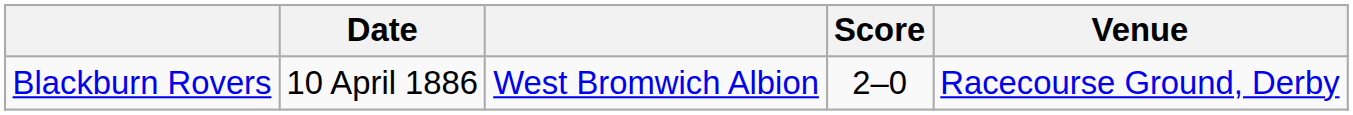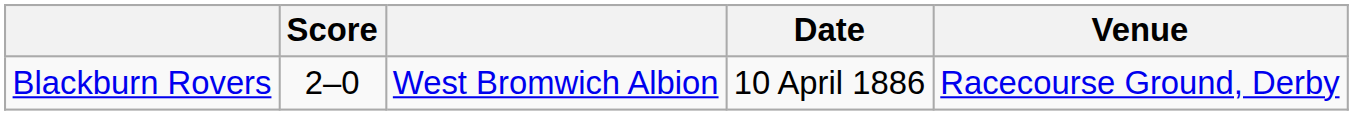columns swapped: (880, 30) <-> (382, 30)
